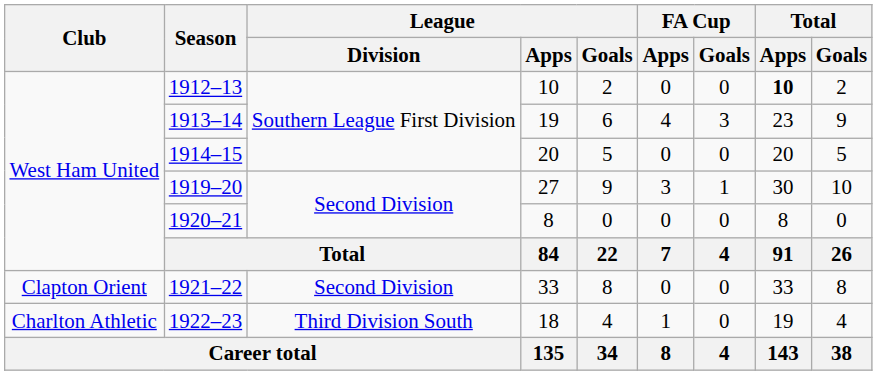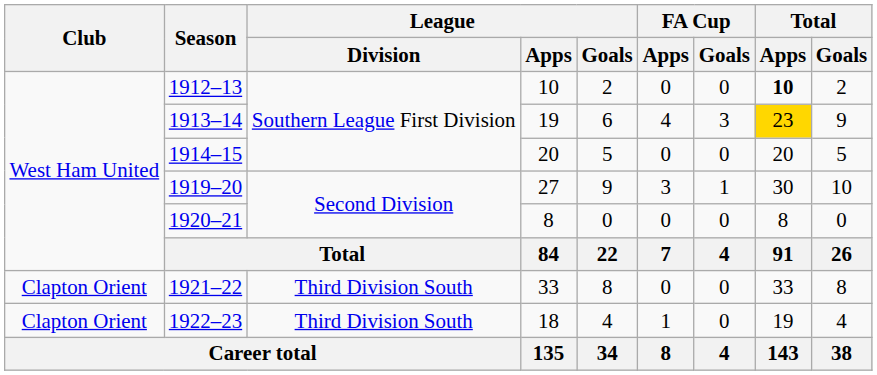(783, 120) no background -> (783, 120) gold background
(384, 287) Second Division -> (384, 287) Third Division South
(84, 320) Charlton Athletic -> (84, 320) Clapton Orient
